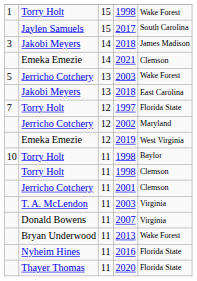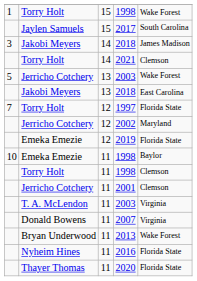(52, 60) Emeka Emezie -> (43, 60) Torry Holt
(162, 140) West Virginia -> (161, 140) Florida State
(43, 156) Torry Holt -> (52, 156) Emeka Emezie
